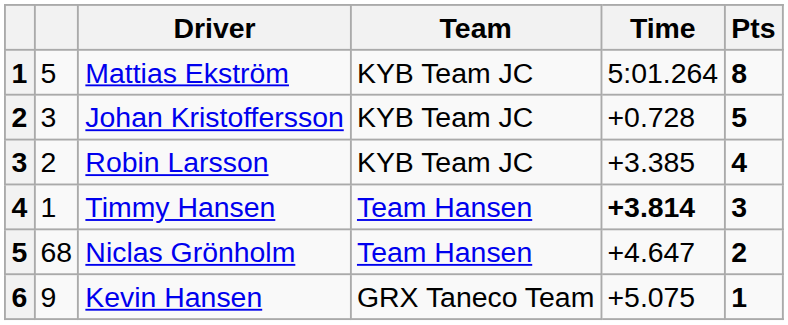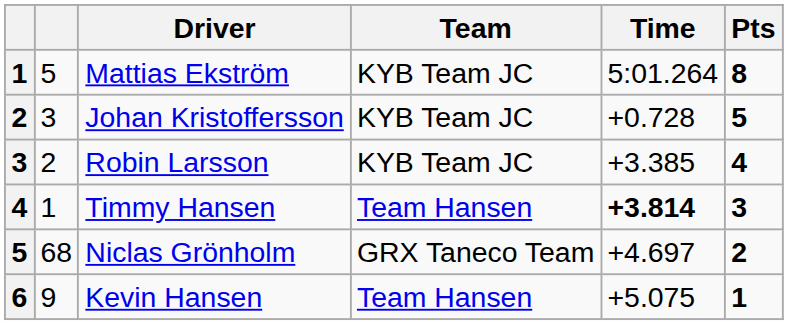(445, 253) Team Hansen -> (476, 253) GRX Taneco Team
(651, 253) +4.647 -> (651, 253) +4.697
(476, 298) GRX Taneco Team -> (445, 298) Team Hansen
